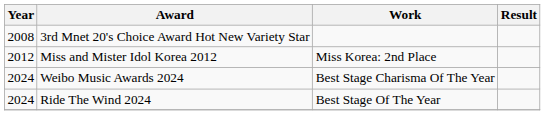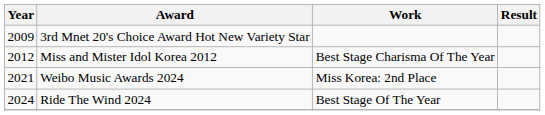(21, 36) 2008 -> (21, 36) 2009
(376, 57) Miss Korea: 2nd Place -> (405, 57) Best Stage Charisma Of The Year
(21, 78) 2024 -> (21, 78) 2021
(405, 78) Best Stage Charisma Of The Year -> (376, 78) Miss Korea: 2nd Place
